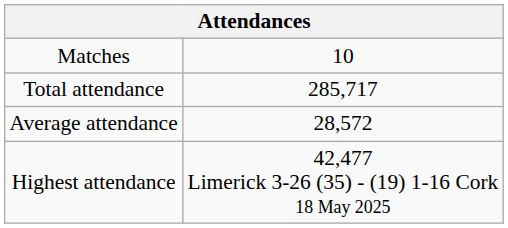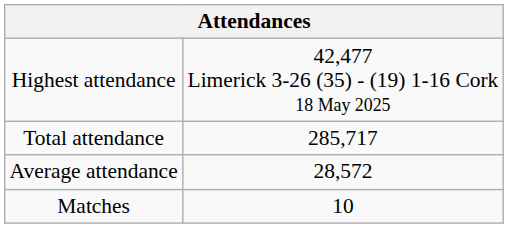rows swapped: (94, 55) <-> (94, 181)
